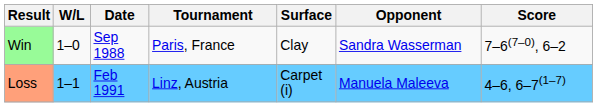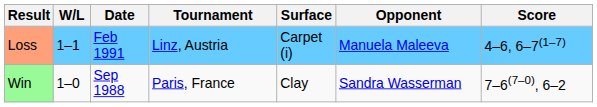rows swapped: (20, 45) <-> (22, 83)
